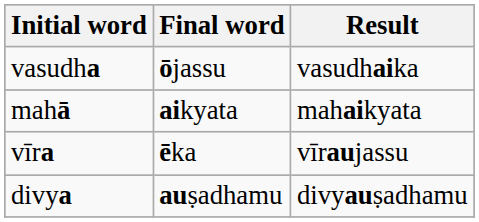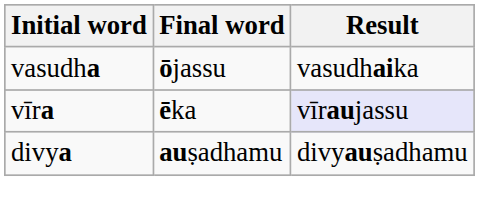- row: (41, 110)
(353, 152) no background -> (353, 110) lavender background
